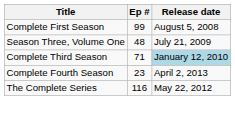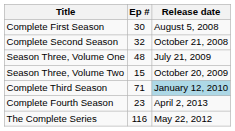(139, 27) 99 -> (139, 27) 30
+ row: (62, 42)
+ row: (65, 73)
